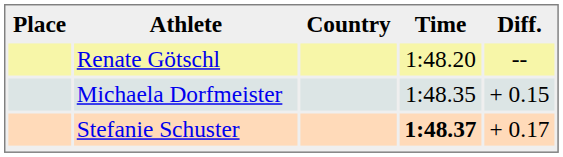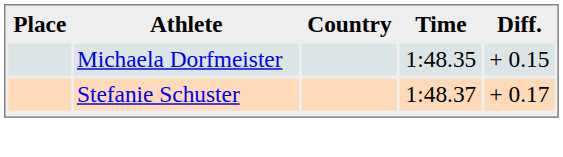- row: (148, 59)
(441, 129) bold -> (441, 94) normal
